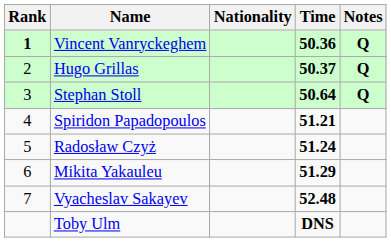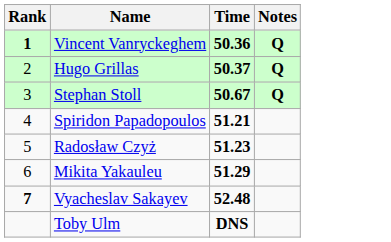- column: (253, 17)
(318, 95) 50.64 -> (232, 95) 50.67
(318, 146) 51.24 -> (232, 146) 51.23
(27, 198) normal -> (27, 198) bold
